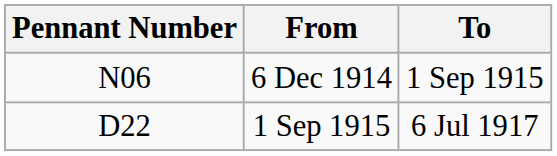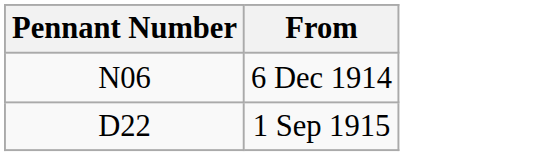- column: (475, 28)
